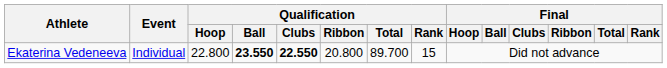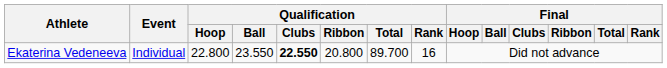(254, 53) bold -> (254, 53) normal
(429, 53) 15 -> (429, 53) 16
